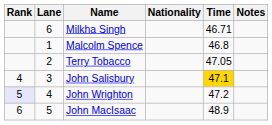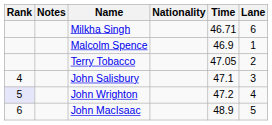columns swapped: (49, 12) <-> (251, 12)
(219, 45) 46.8 -> (223, 45) 46.9
(219, 78) gold background -> (223, 78) no background
